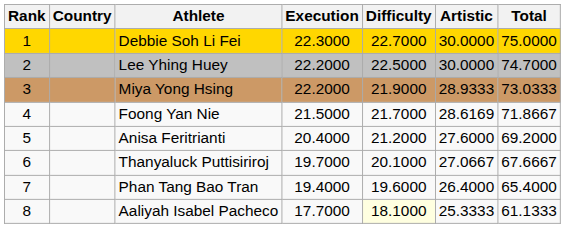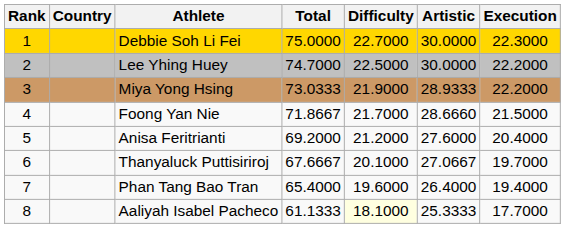columns swapped: (322, 16) <-> (529, 16)
(466, 114) 28.6169 -> (449, 114) 28.6660
